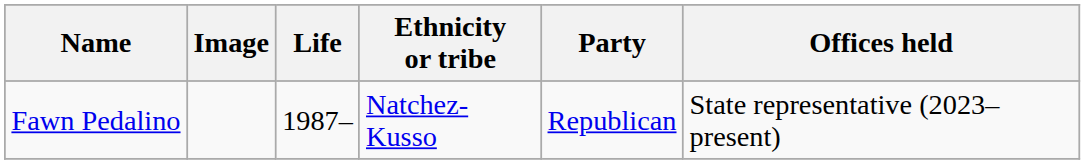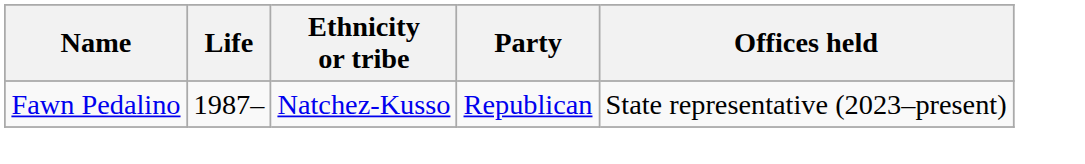- column: (231, 42)
